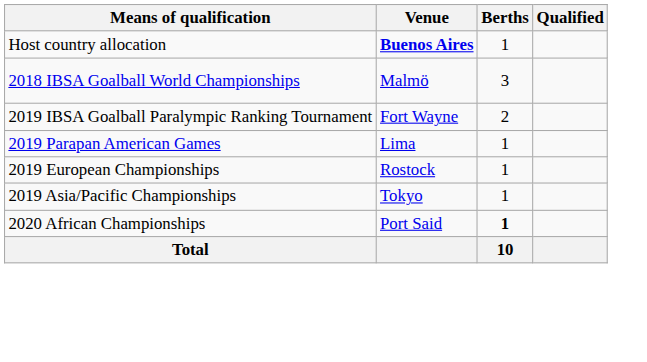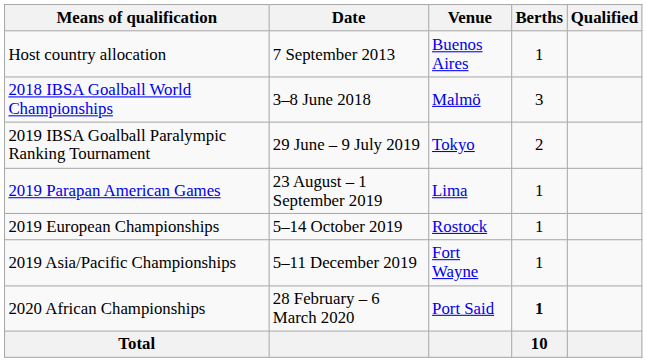+ column: (349, 17)
(427, 44) bold -> (457, 53) normal
(419, 116) Fort Wayne -> (453, 145) Tokyo
(401, 196) Tokyo -> (455, 262) Fort Wayne
